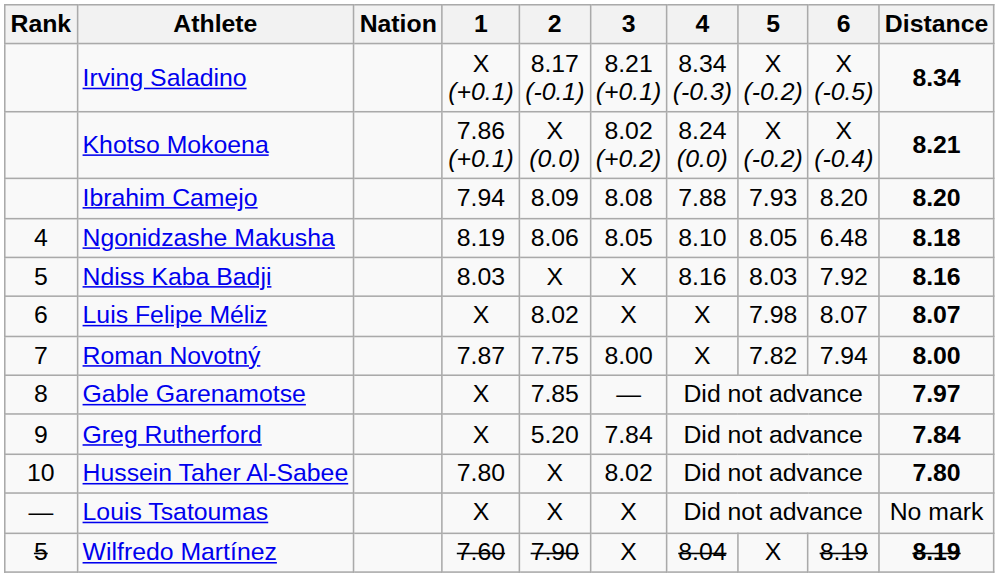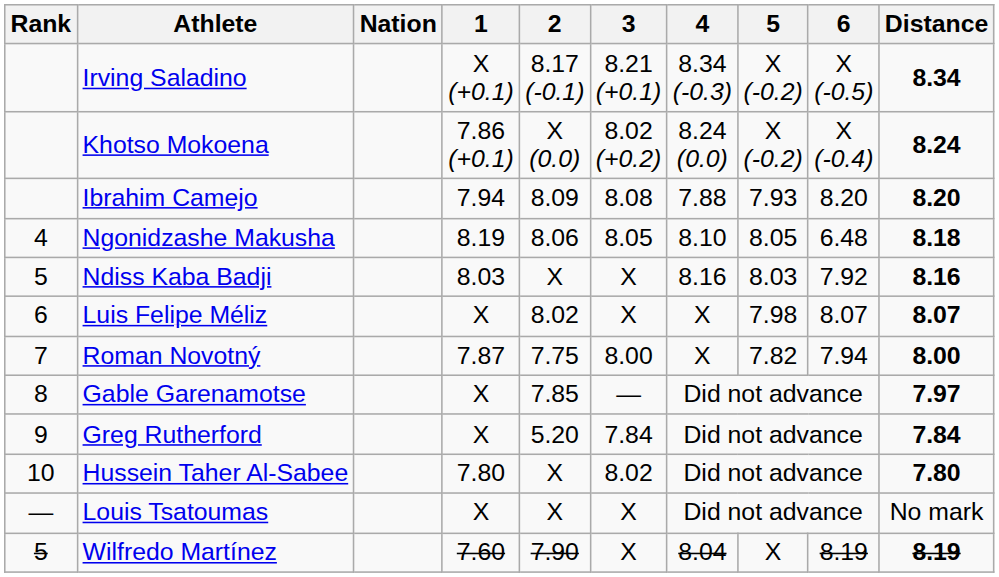(937, 144) 8.21 -> (937, 144) 8.24
